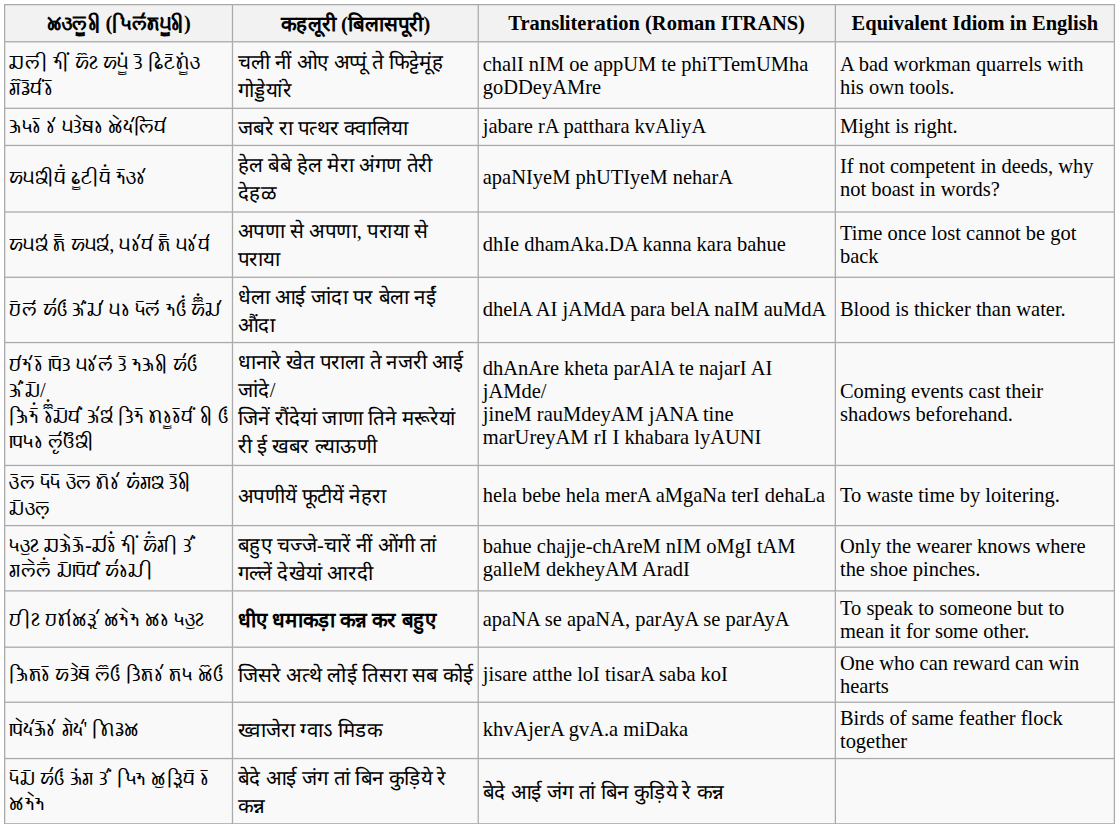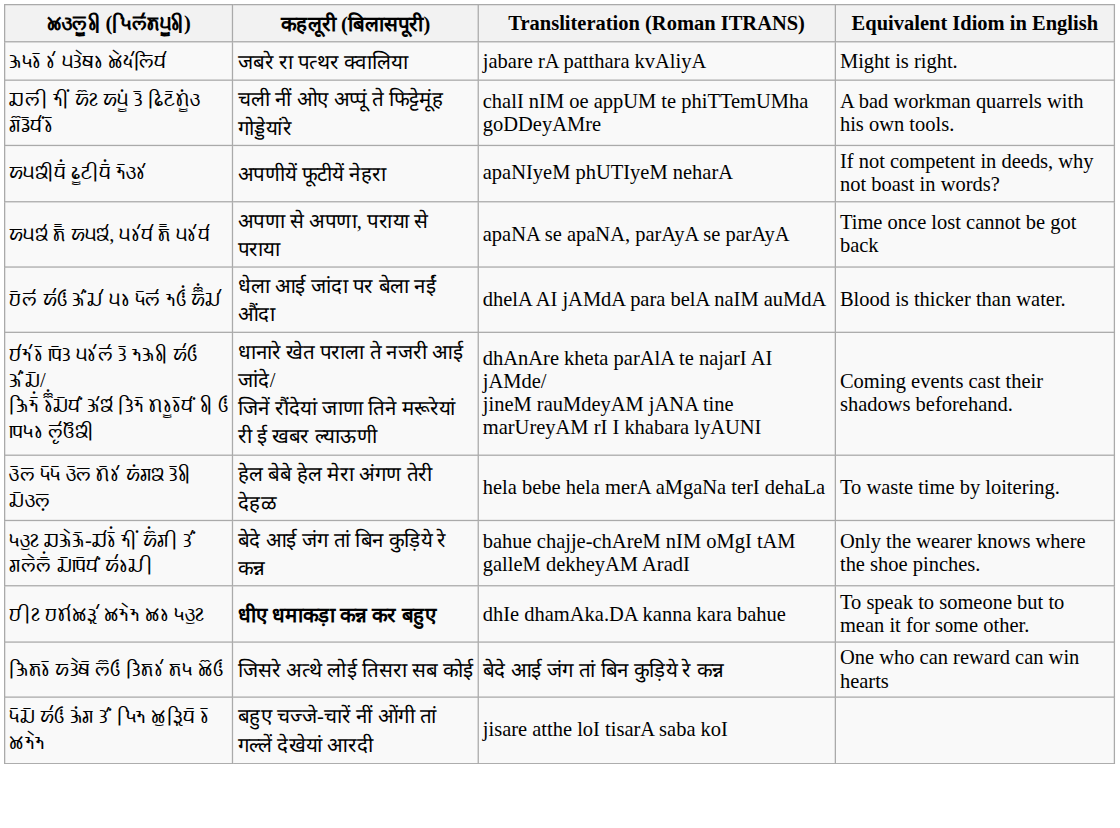rows swapped: (105, 74) <-> (87, 126)
(335, 179) हेल बेबे हेल मेरा अंगण तेरी देहळ -> (312, 174) अपणीयें फूटीयें नेहरा
(634, 244) dhIe dhamAka.DA kanna kara bahue -> (636, 233) apaNA se apaNA, parAyA se parAyA
(312, 496) अपणीयें फूटीयें नेहरा -> (335, 488) हेल बेबे हेल मेरा अंगण तेरी देहळ
(337, 559) बहुए चज्जे-चारें नीं ओंगी तां गल्लें देखेयां आरदी -> (342, 554) बेदे आई जंग तां बिन कुड़िये रे कन्न
(636, 618) apaNA se apaNA, parAyA se parAyA -> (634, 613) dhIe dhamAka.DA kanna kara bahue
(605, 674) jisare atthe loI tisarA saba koI -> (603, 670) बेदे आई जंग तां बिन कुड़िये रे कन्न
- row: (75, 730)
(342, 791) बेदे आई जंग तां बिन कुड़िये रे कन्न -> (337, 731) बहुए चज्जे-चारें नीं ओंगी तां गल्लें देखेयां आरदी
(603, 791) बेदे आई जंग तां बिन कुड़िये रे कन्न -> (605, 730) jisare atthe loI tisarA saba koI
